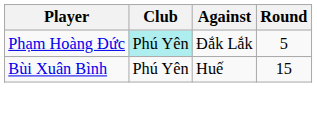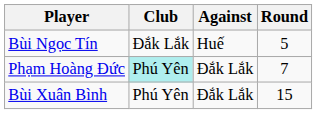+ row: (53, 43)
(284, 43) 5 -> (284, 69) 7
(210, 69) Huế -> (225, 95) Đắk Lắk
